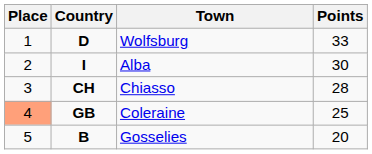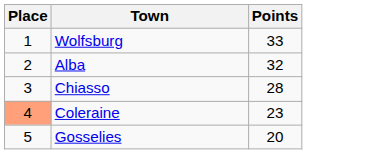- column: (84, 16)
(340, 64) 30 -> (275, 64) 32
(340, 112) 25 -> (275, 112) 23
